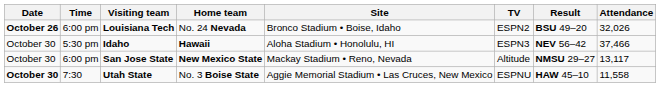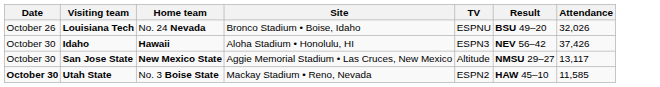- column: (81, 12)
(32, 28) bold -> (31, 28) normal
(513, 28) ESPN2 -> (474, 28) ESPNU
(615, 44) 37,466 -> (574, 44) 37,426
(339, 59) Mackay Stadium • Reno, Nevada -> (339, 59) Aggie Memorial Stadium • Las Cruces, New Mexico
(380, 75) Aggie Memorial Stadium • Las Cruces, New Mexico -> (299, 75) Mackay Stadium • Reno, Nevada
(514, 75) ESPNU -> (473, 75) ESPN2
(614, 75) 11,558 -> (574, 75) 11,585
